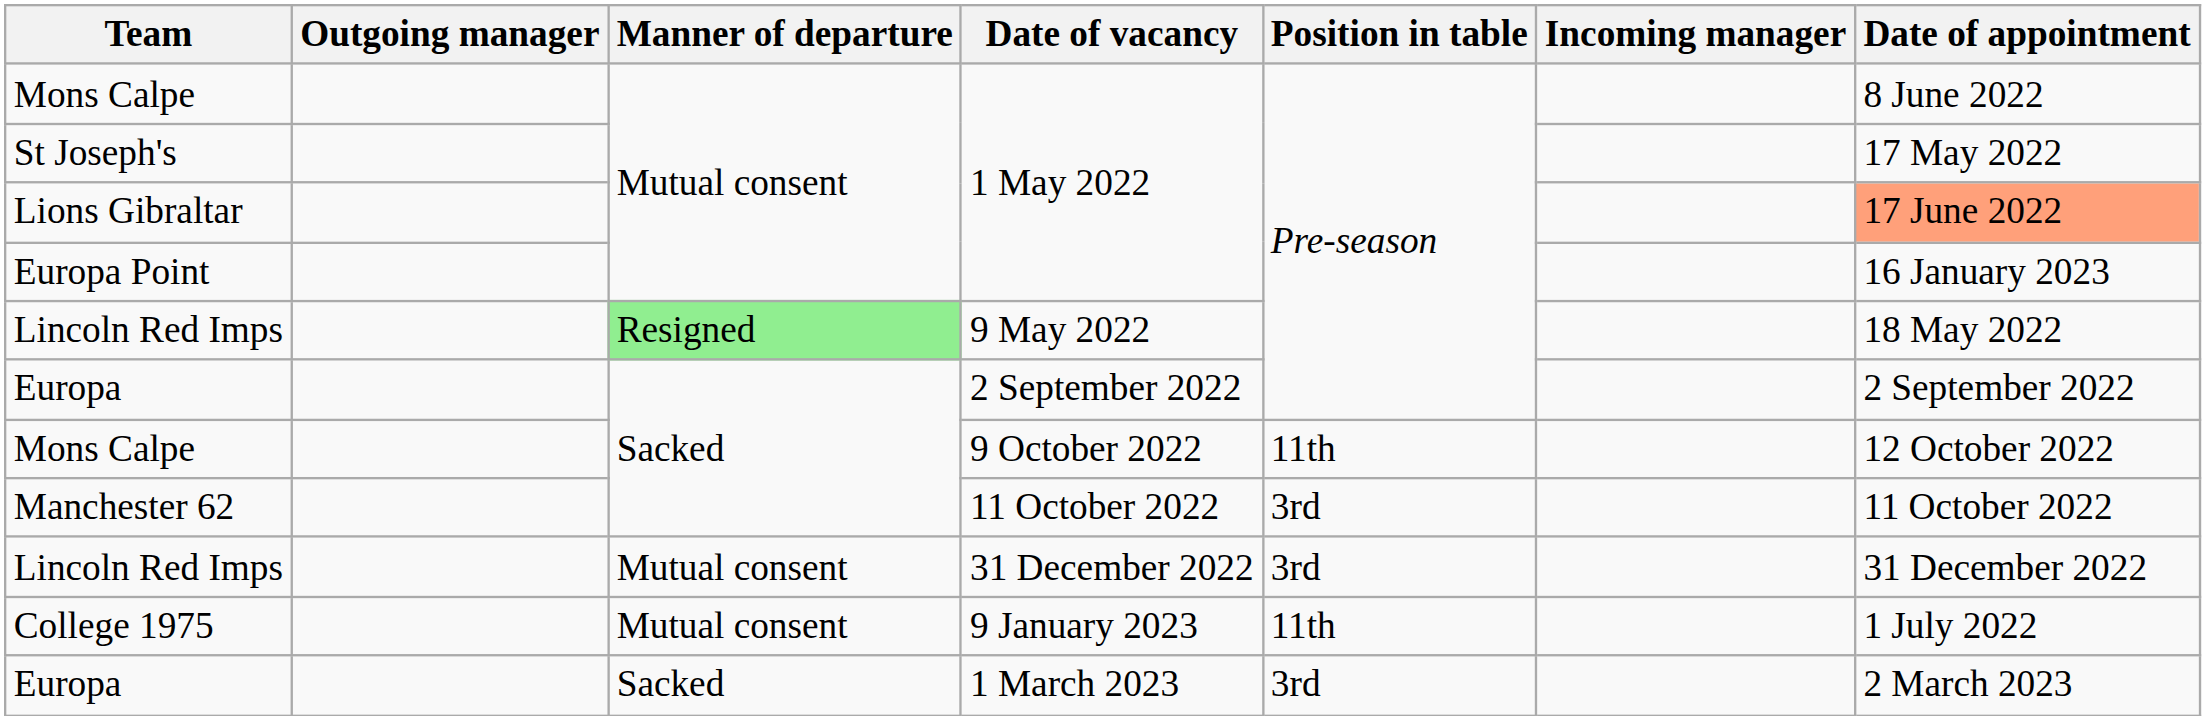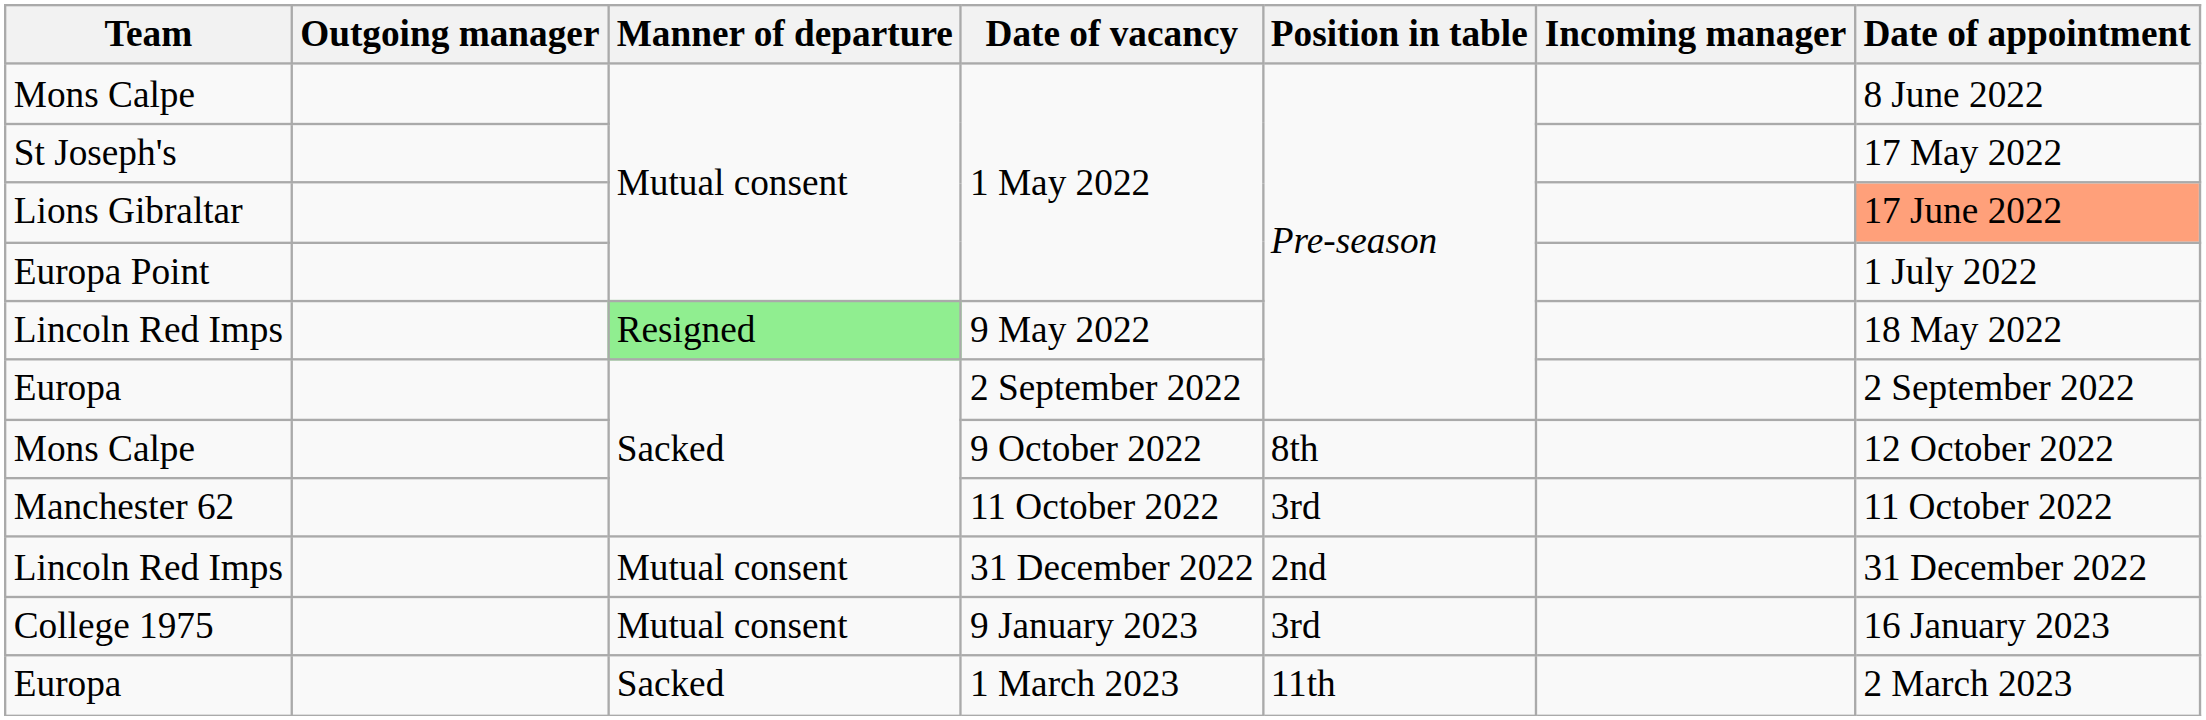(1987, 270) 16 January 2023 -> (1950, 270) 1 July 2022
(1303, 447) 11th -> (1295, 447) 8th
(1296, 566) 3rd -> (1299, 566) 2nd
(1303, 625) 11th -> (1296, 625) 3rd
(1950, 625) 1 July 2022 -> (1987, 625) 16 January 2023
(1296, 684) 3rd -> (1303, 684) 11th
